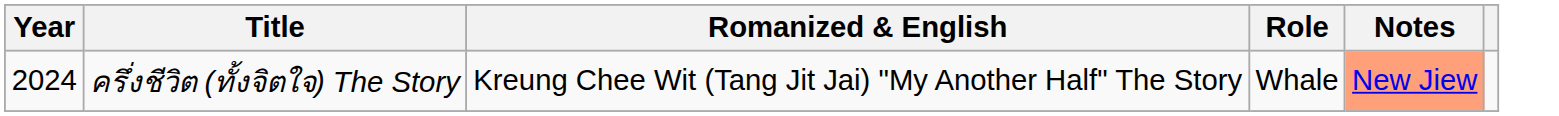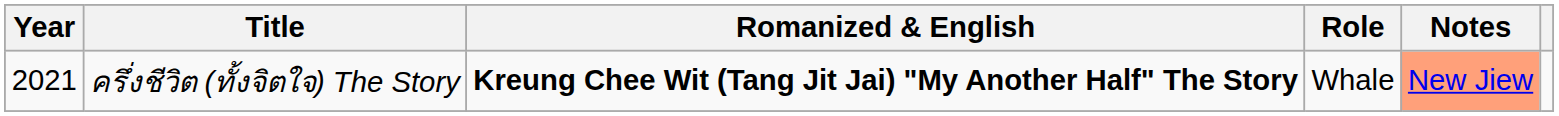(44, 80) 2024 -> (44, 80) 2021
(858, 80) normal -> (886, 80) bold
